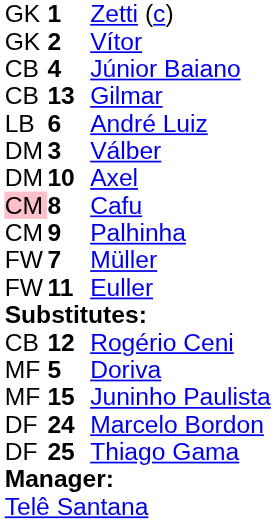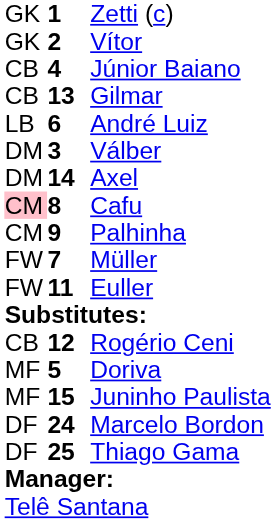(61, 178) 10 -> (61, 178) 14
